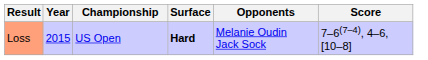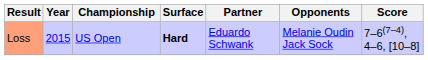+ column: (243, 13)
